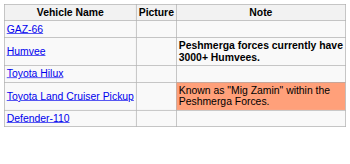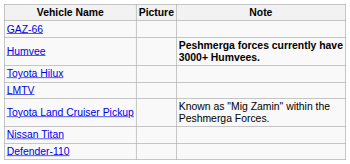+ row: (21, 90)
(254, 96) lightsalmon background -> (254, 112) no background
+ row: (35, 135)
